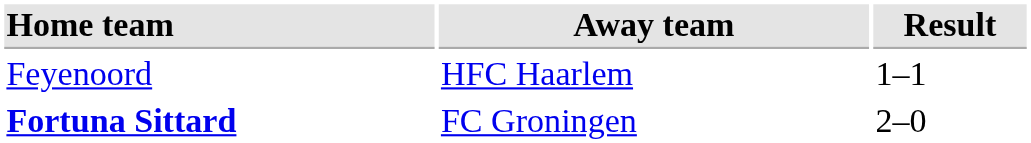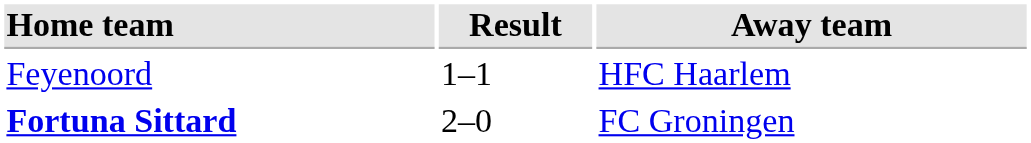columns swapped: (950, 24) <-> (654, 24)
